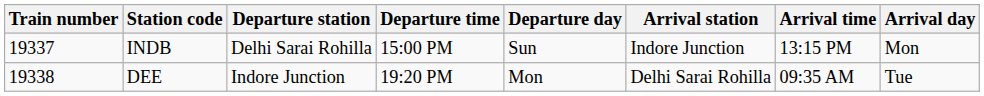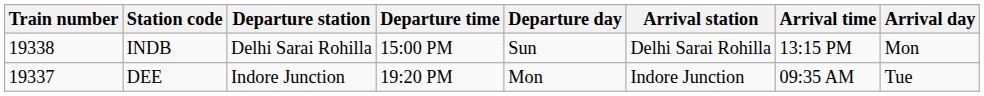(32, 47) 19337 -> (32, 47) 19338
(687, 47) Indore Junction -> (701, 47) Delhi Sarai Rohilla
(32, 76) 19338 -> (32, 76) 19337
(701, 76) Delhi Sarai Rohilla -> (687, 76) Indore Junction
